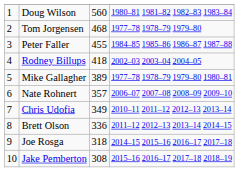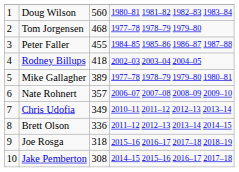(172, 142) 2014–15 2015–16 2016–17 2017–18 -> (172, 142) 2015–16 2016–17 2017–18 2018–19
(172, 158) 2015–16 2016–17 2017–18 2018–19 -> (172, 158) 2014–15 2015–16 2016–17 2017–18
